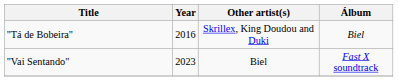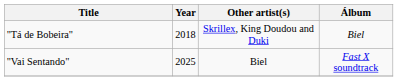(185, 34) 2016 -> (185, 34) 2018
(185, 62) 2023 -> (185, 62) 2025
